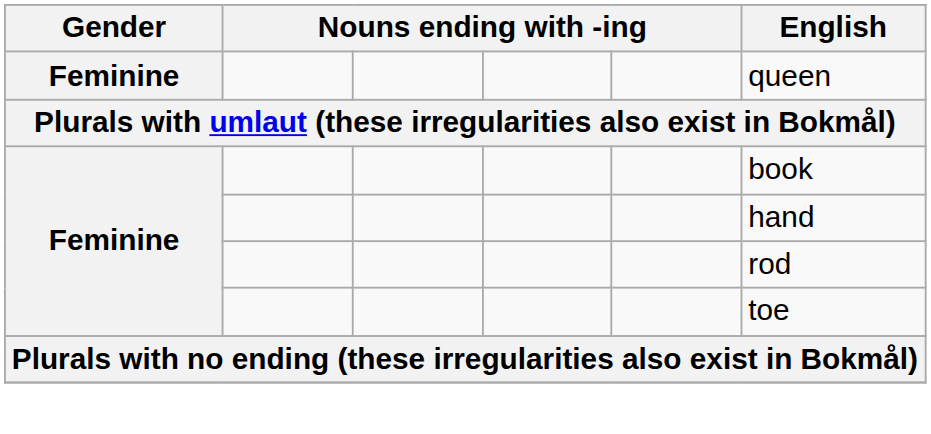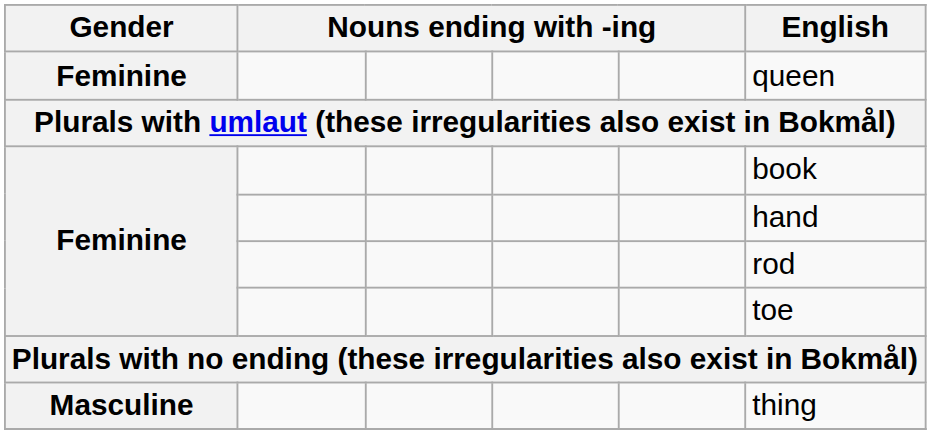+ row: (122, 405)
